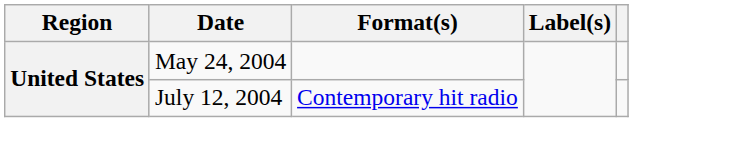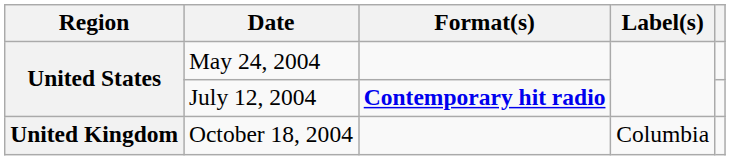(407, 97) normal -> (485, 97) bold
+ row: (271, 135)
